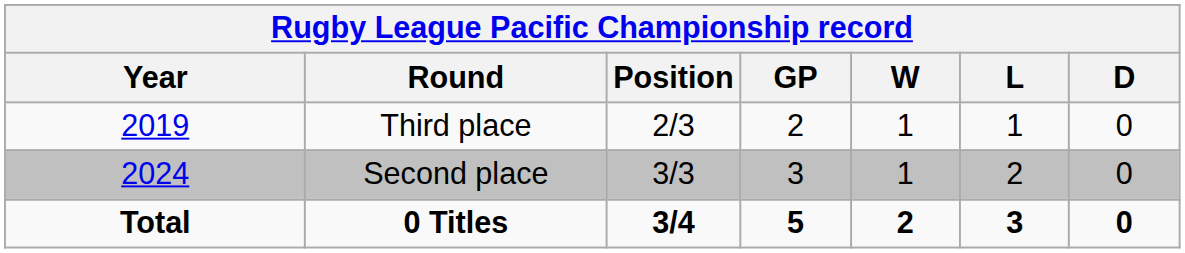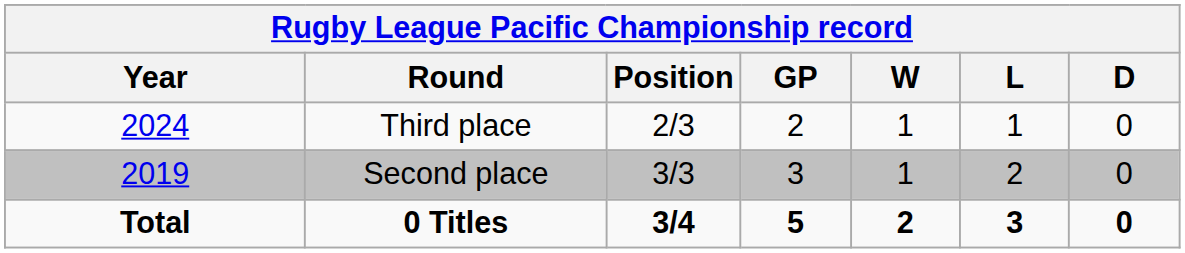(155, 125) 2019 -> (155, 125) 2024
(155, 174) 2024 -> (155, 174) 2019
